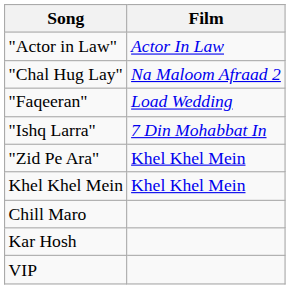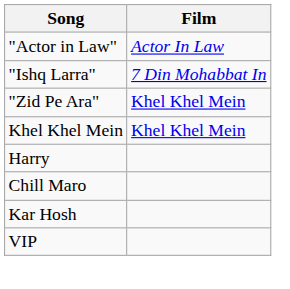- row: (66, 74)
- row: (48, 102)
+ row: (29, 158)
